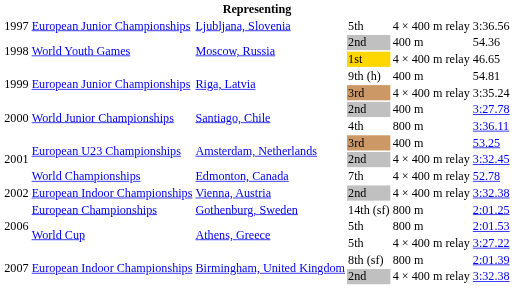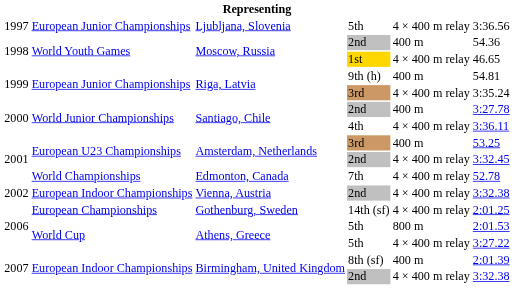(408, 126) 800 m -> (431, 126) 4 × 400 m relay
(408, 209) 800 m -> (431, 209) 4 × 400 m relay
(408, 260) 800 m -> (408, 260) 400 m
